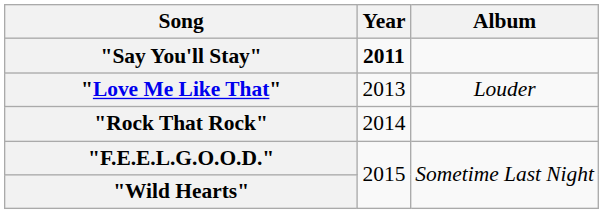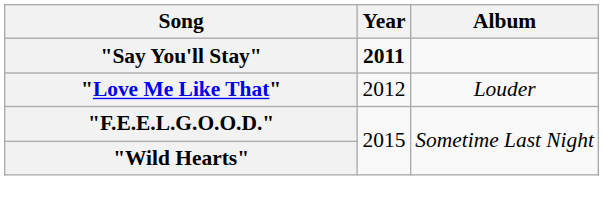(384, 89) 2013 -> (384, 89) 2012
- row: (181, 123)
